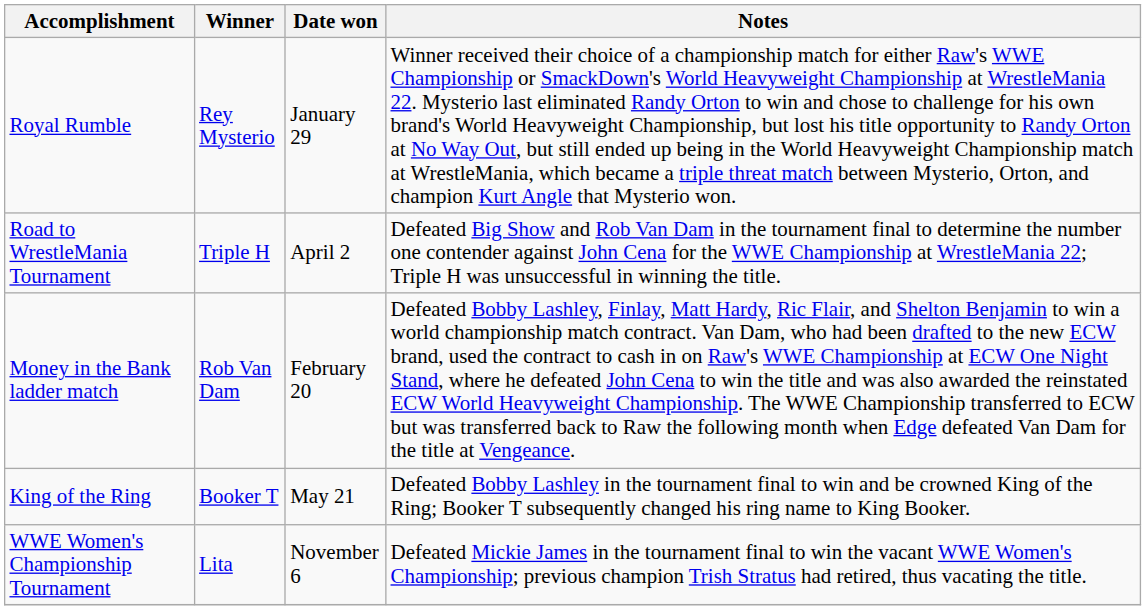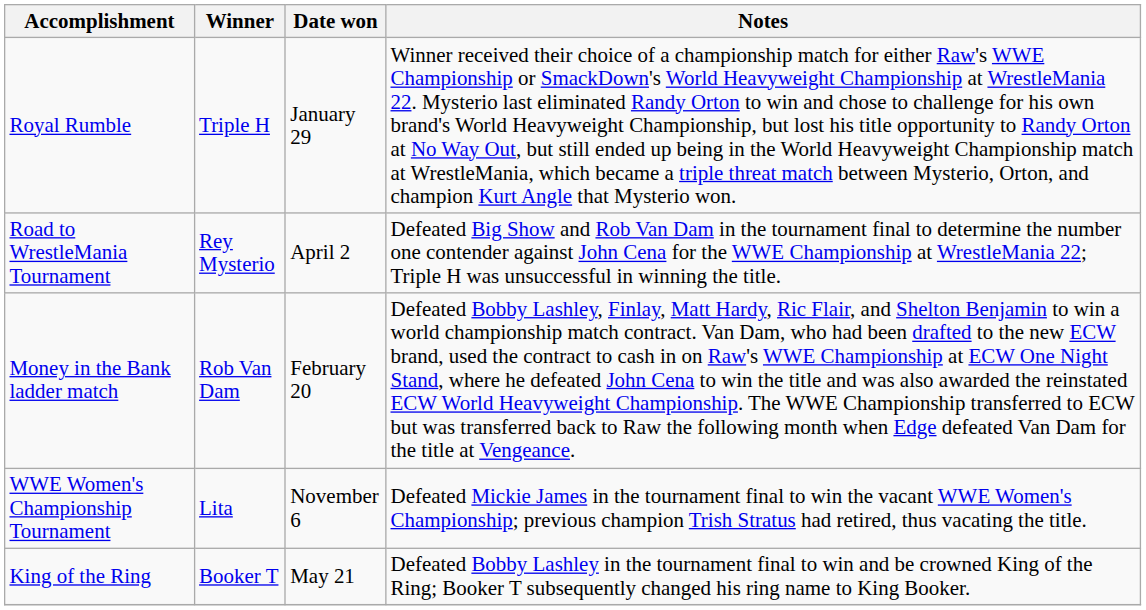(237, 125) Rey Mysterio -> (234, 125) Triple H
(234, 252) Triple H -> (237, 252) Rey Mysterio
rows swapped: (80, 495) <-> (76, 564)
